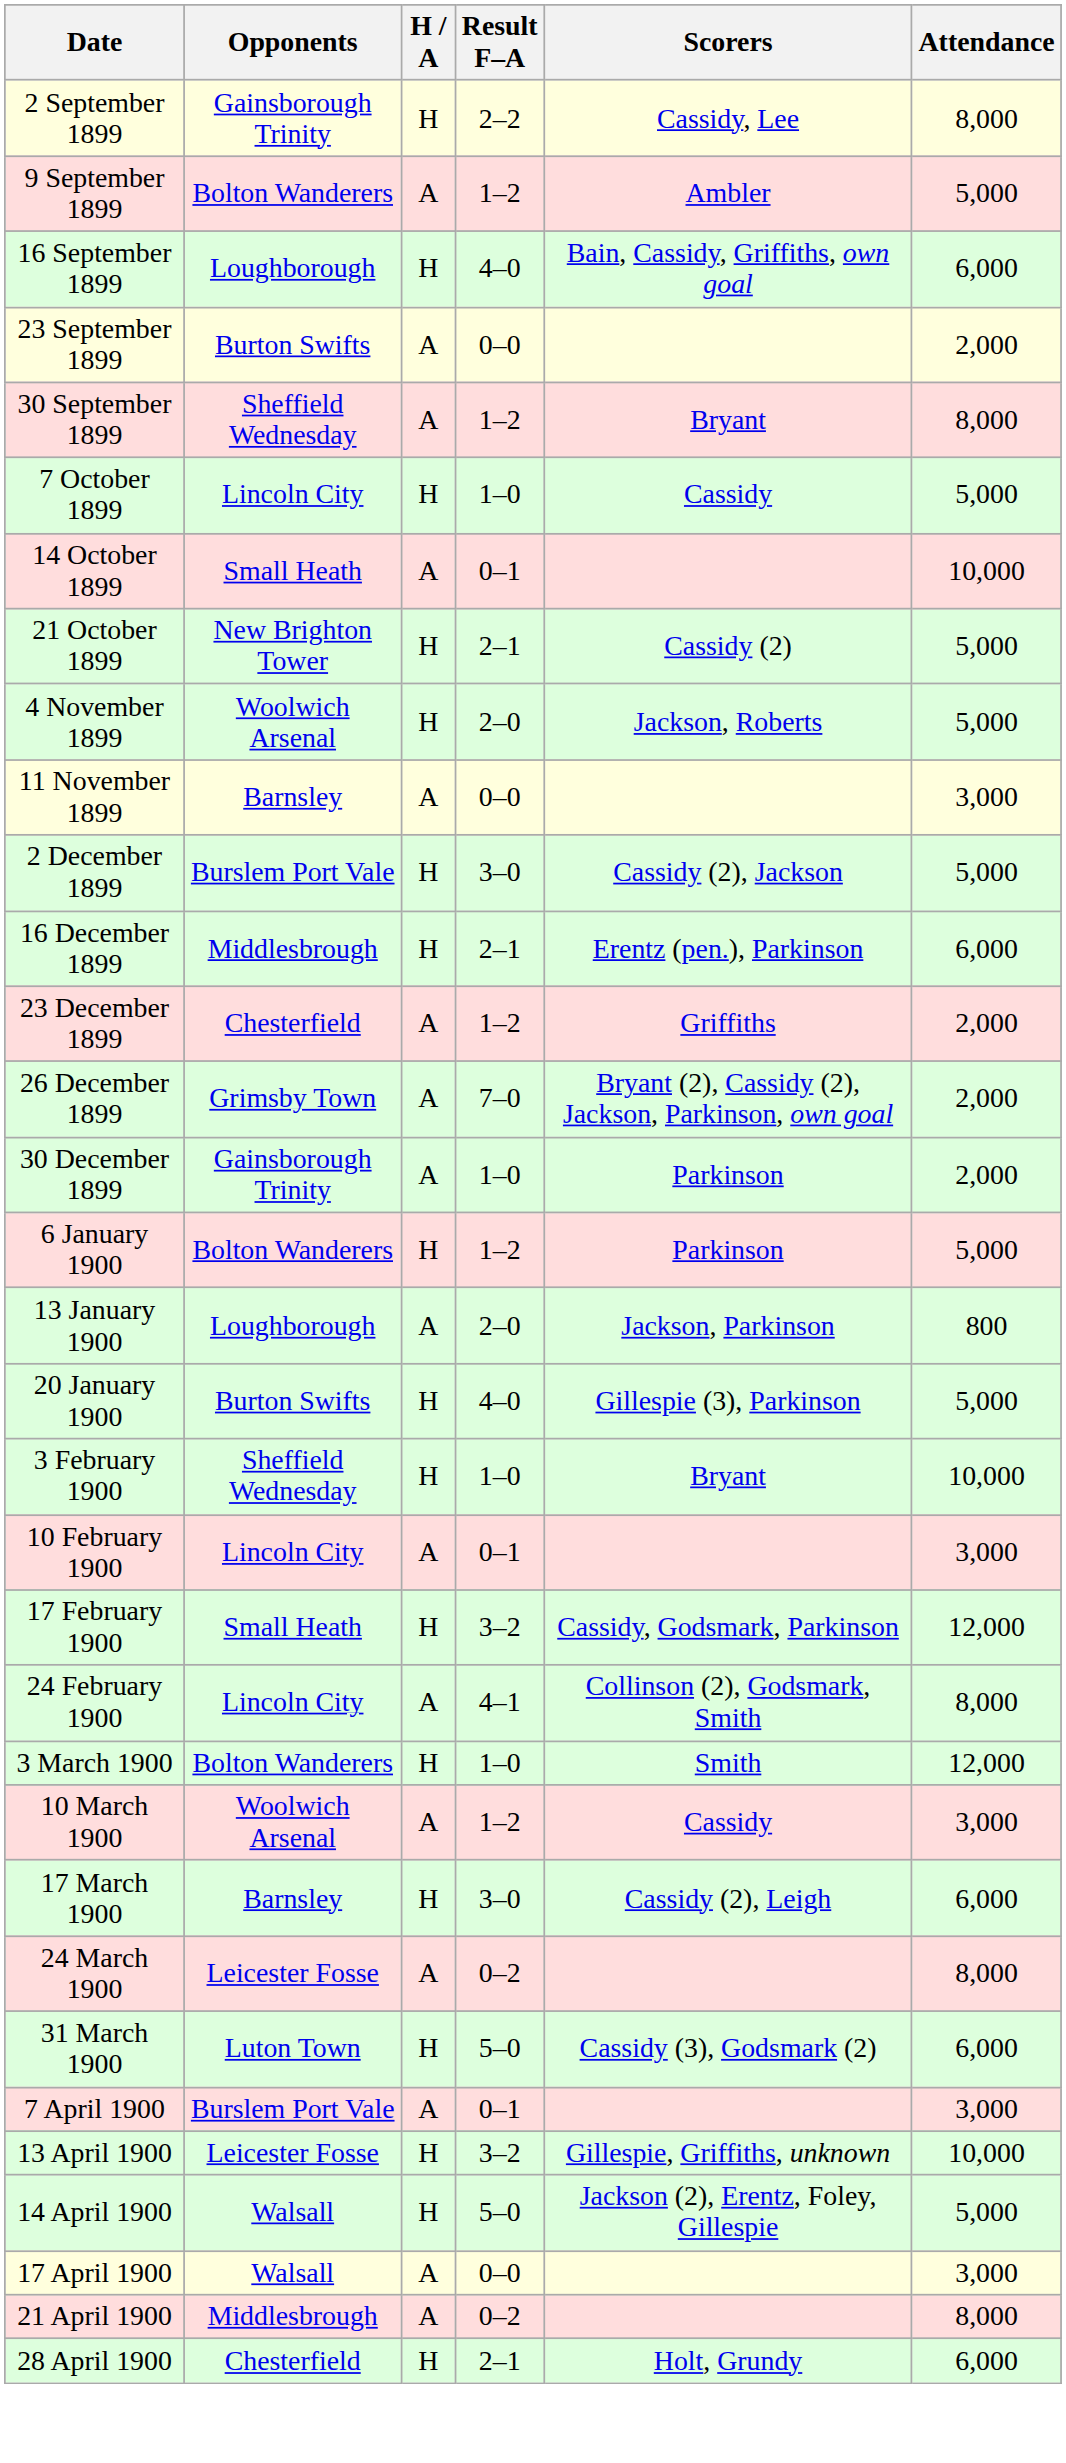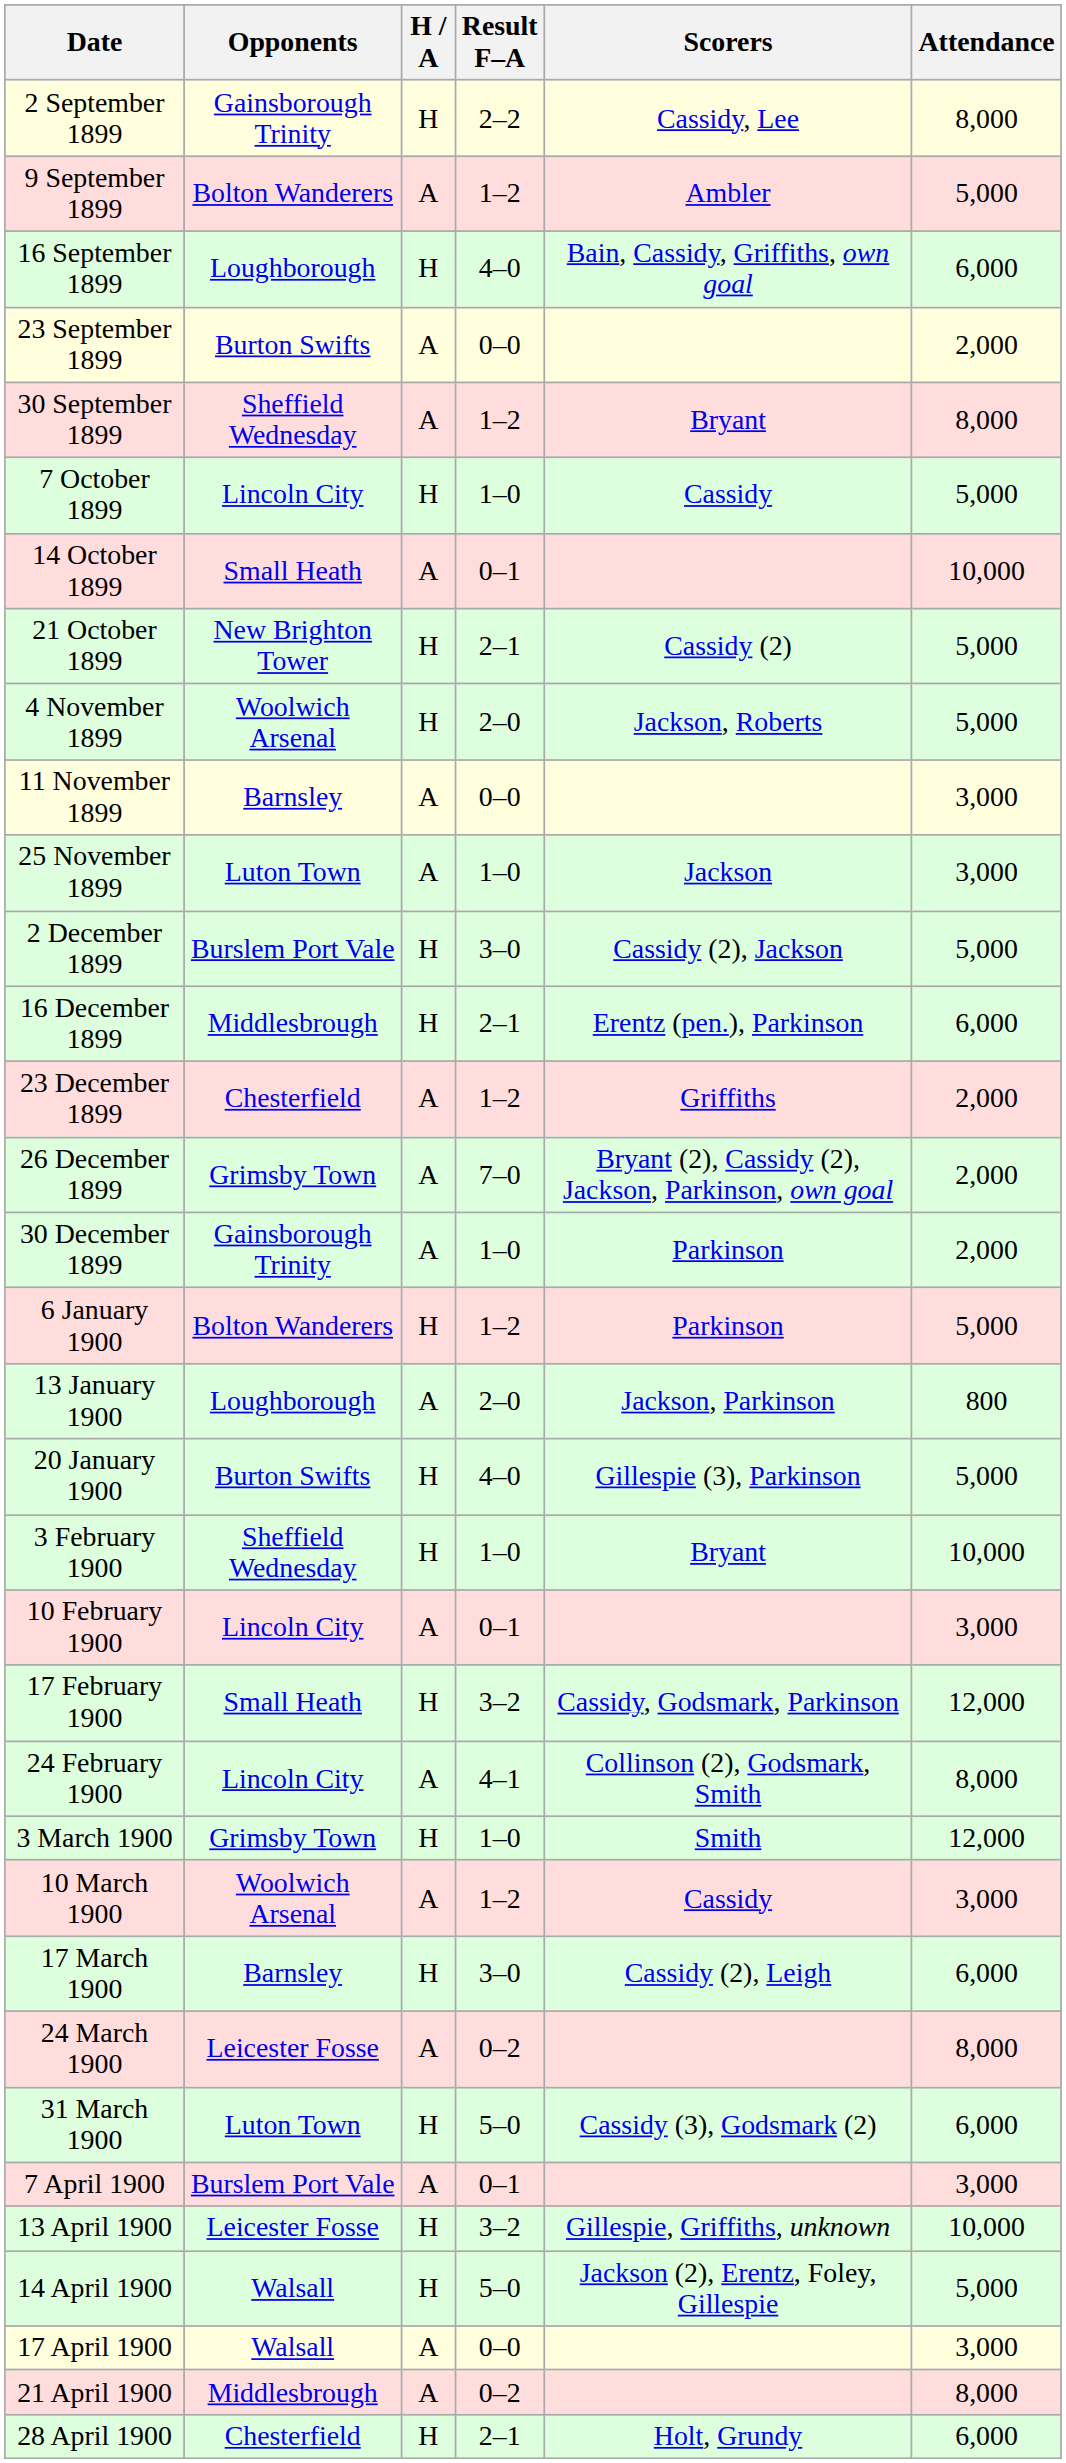+ row: (94, 872)
(293, 1762) Bolton Wanderers -> (293, 1837) Grimsby Town
